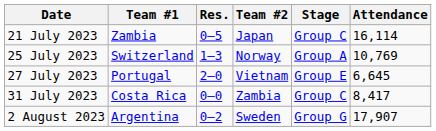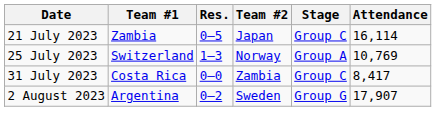- row: (53, 76)
